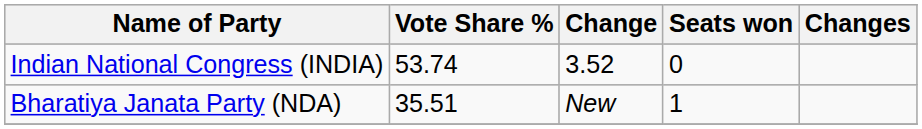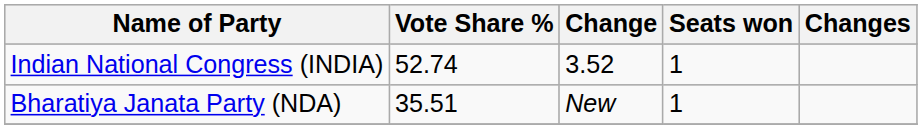(426, 64) 53.74 -> (426, 64) 52.74
(676, 64) 0 -> (676, 64) 1
